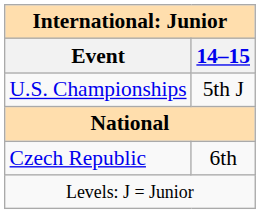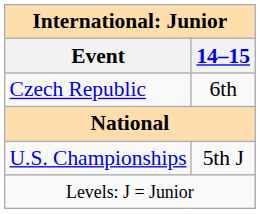rows swapped: (78, 157) <-> (98, 89)
